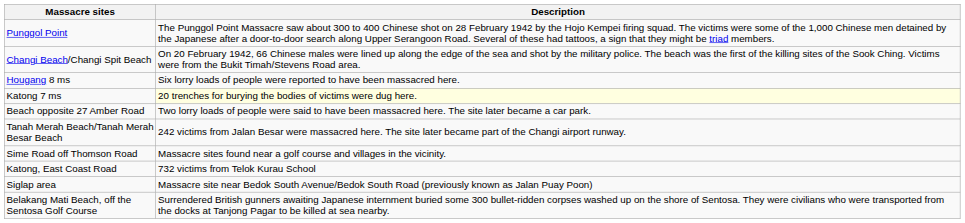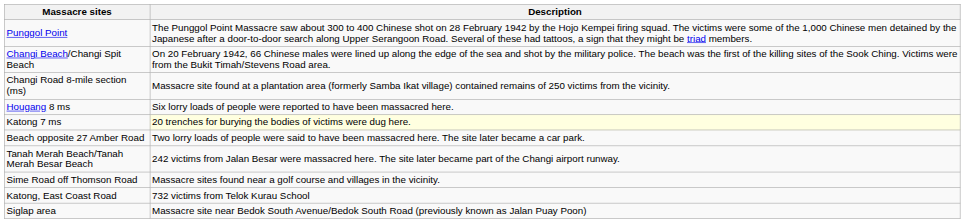+ row: (67, 86)
- row: (69, 205)
